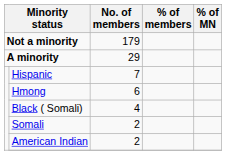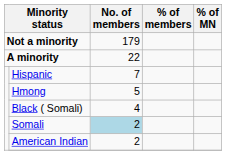(134, 58) 29 -> (134, 58) 22
(137, 91) 6 -> (137, 91) 5
(137, 125) no background -> (137, 125) lightblue background
